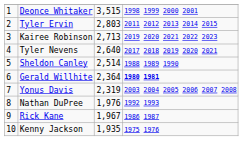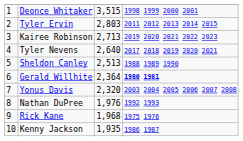(109, 63) 2,514 -> (109, 63) 2,513
(109, 90) 2,319 -> (109, 90) 2,320
(109, 116) 1,967 -> (109, 116) 1,968
(142, 116) 1986 1987 -> (142, 116) 1975 1976
(142, 129) 1975 1976 -> (142, 129) 1986 1987
